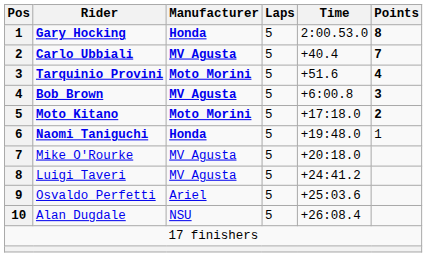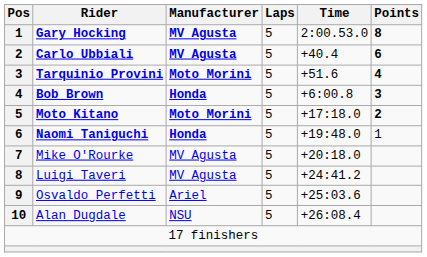(188, 35) Honda -> (203, 35) MV Agusta
(378, 55) 7 -> (378, 55) 6
(203, 95) MV Agusta -> (188, 95) Honda
